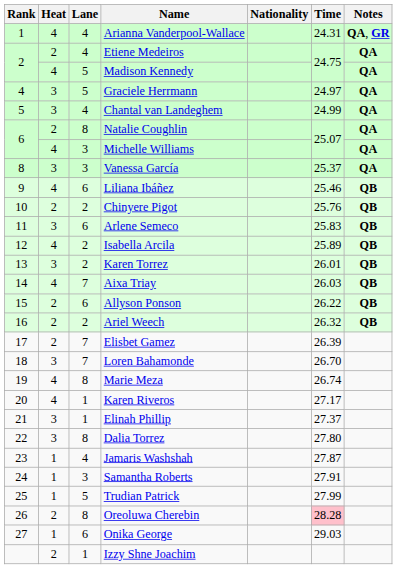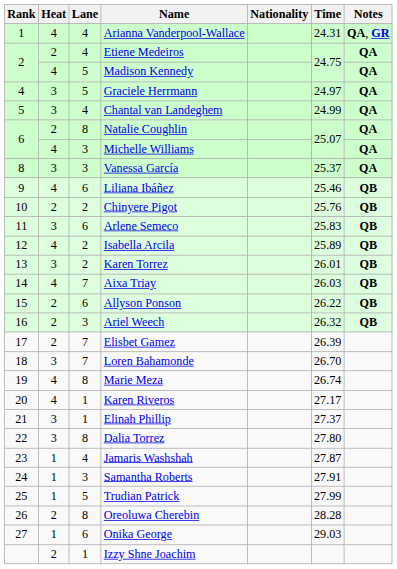(85, 322) 2 -> (85, 322) 3
(328, 515) pink background -> (328, 515) no background
